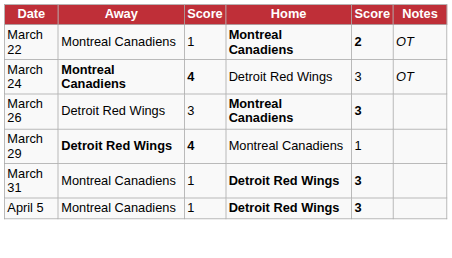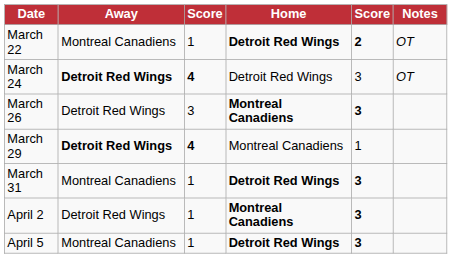(261, 42) Montreal Canadiens -> (284, 42) Detroit Red Wings
(94, 76) Montreal Canadiens -> (117, 76) Detroit Red Wings
+ row: (25, 215)
